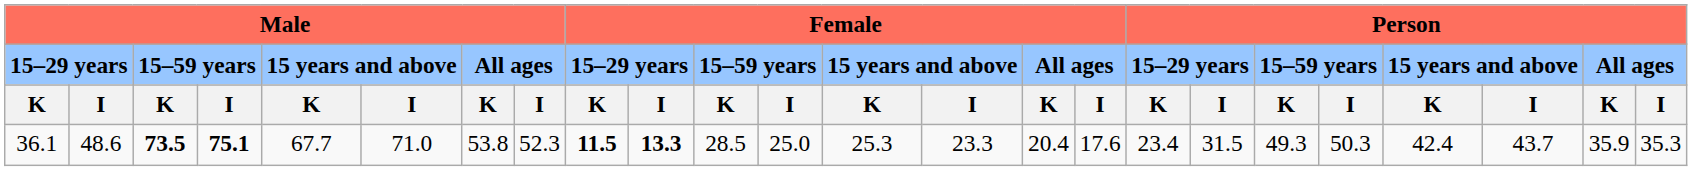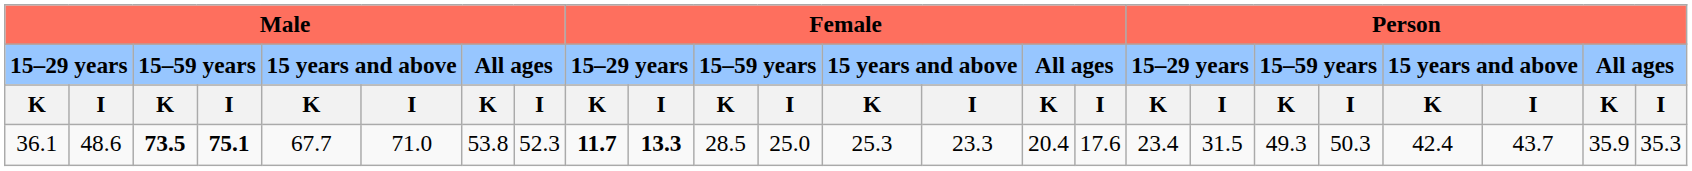(597, 144) 11.5 -> (597, 144) 11.7
